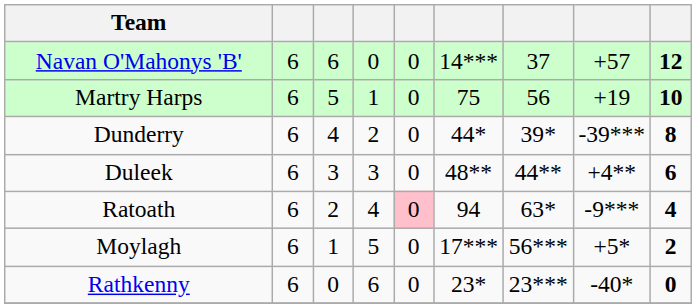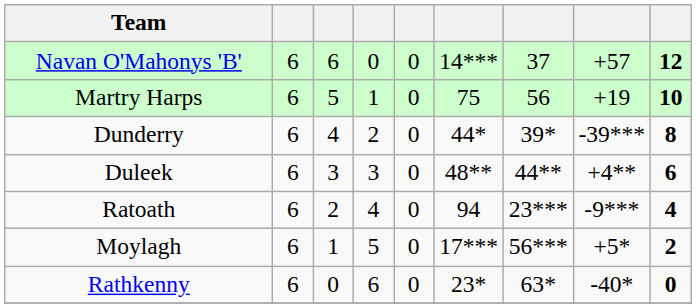(414, 209) pink background -> (414, 209) no background
(538, 209) 63* -> (538, 209) 23***
(538, 284) 23*** -> (538, 284) 63*
